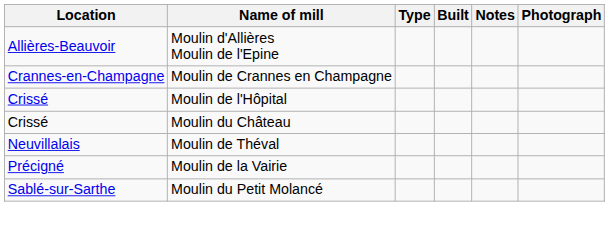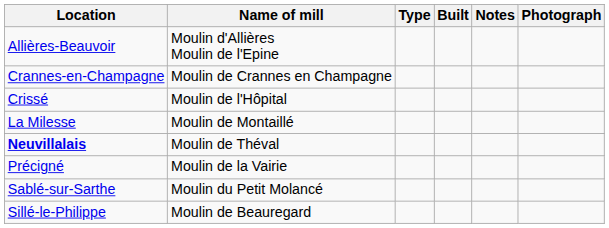- row: (231, 122)
+ row: (232, 122)
(44, 144) normal -> (47, 144) bold
+ row: (241, 212)
